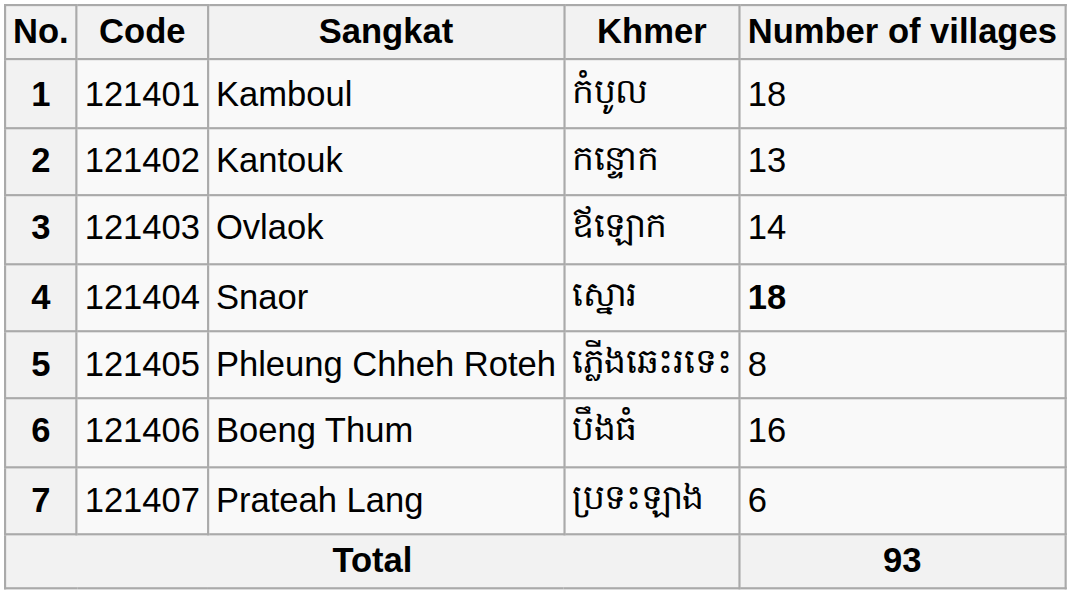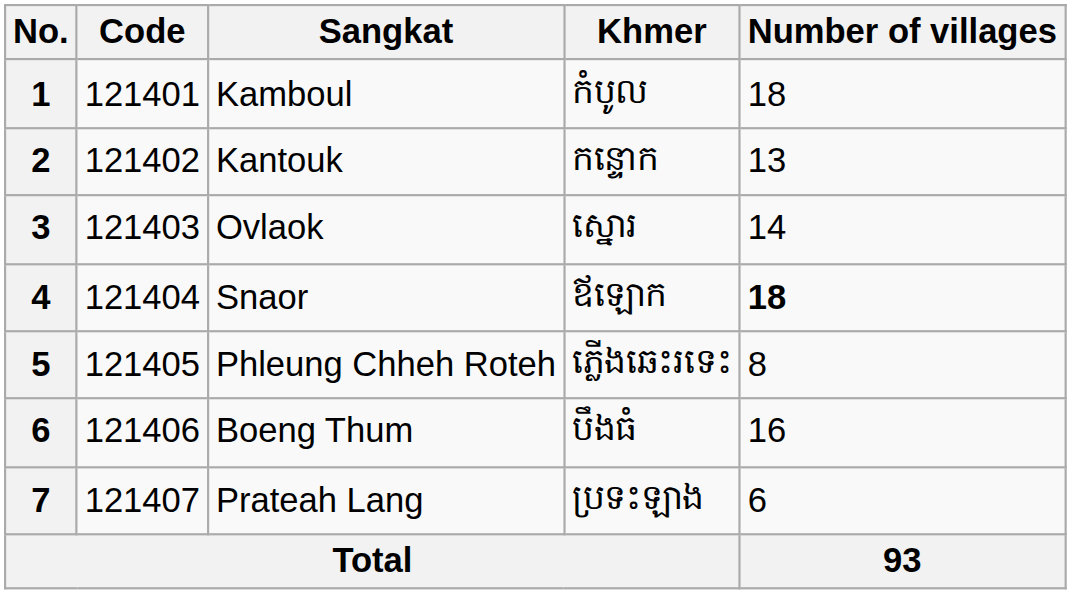(619, 226) ឪឡោក -> (604, 226) ស្នោរ
(604, 294) ស្នោរ -> (619, 294) ឪឡោក
